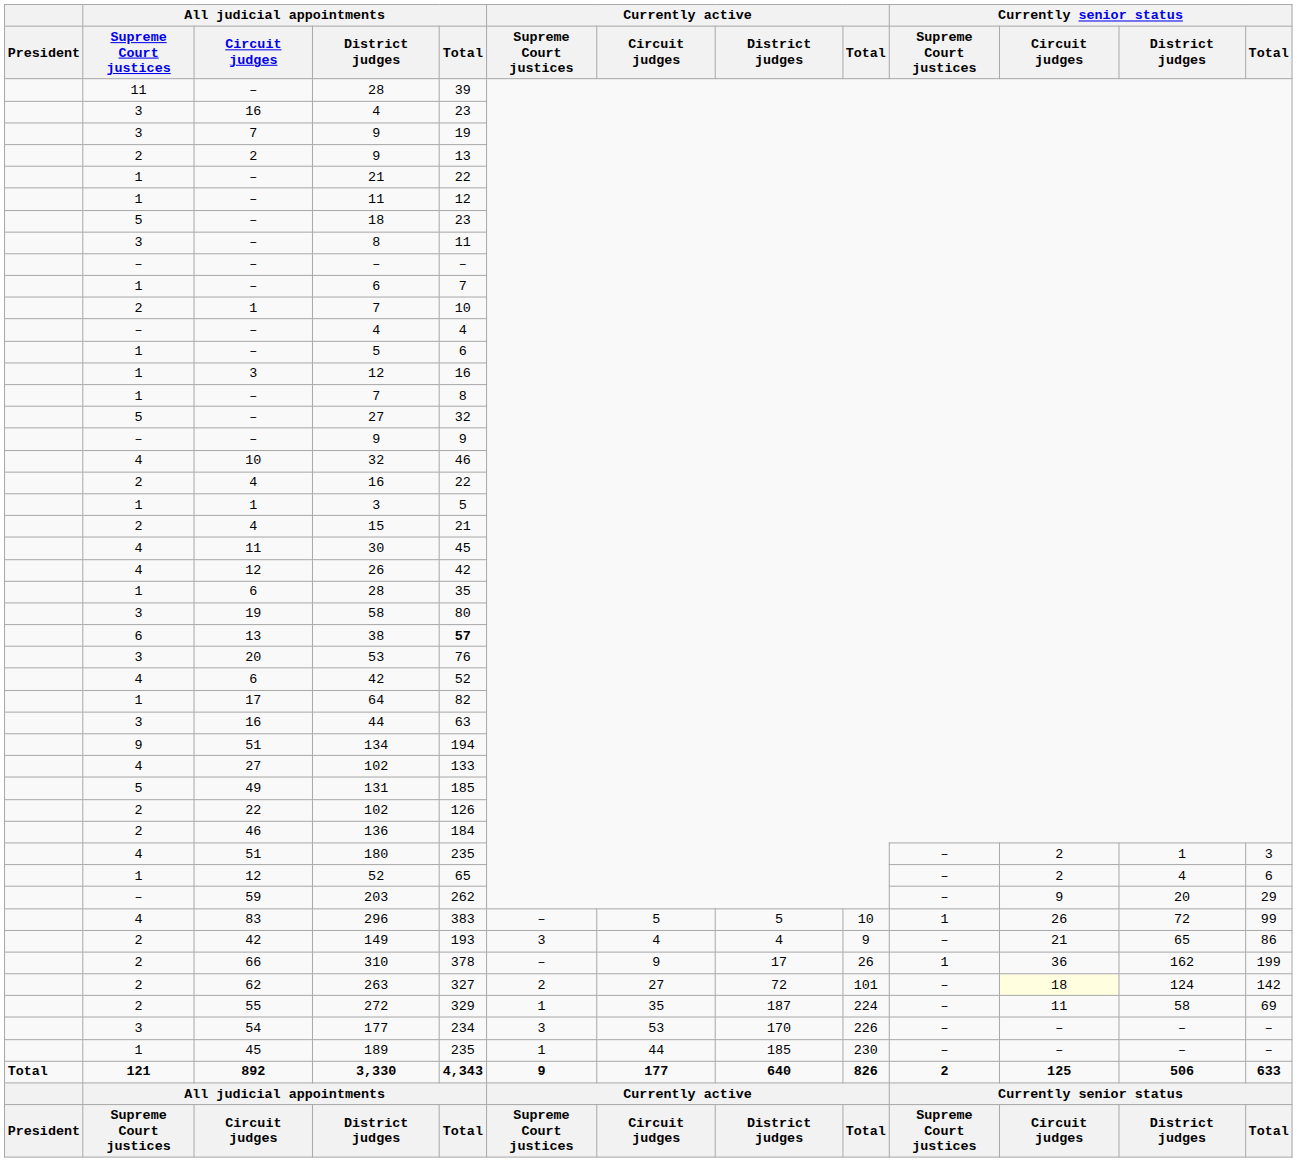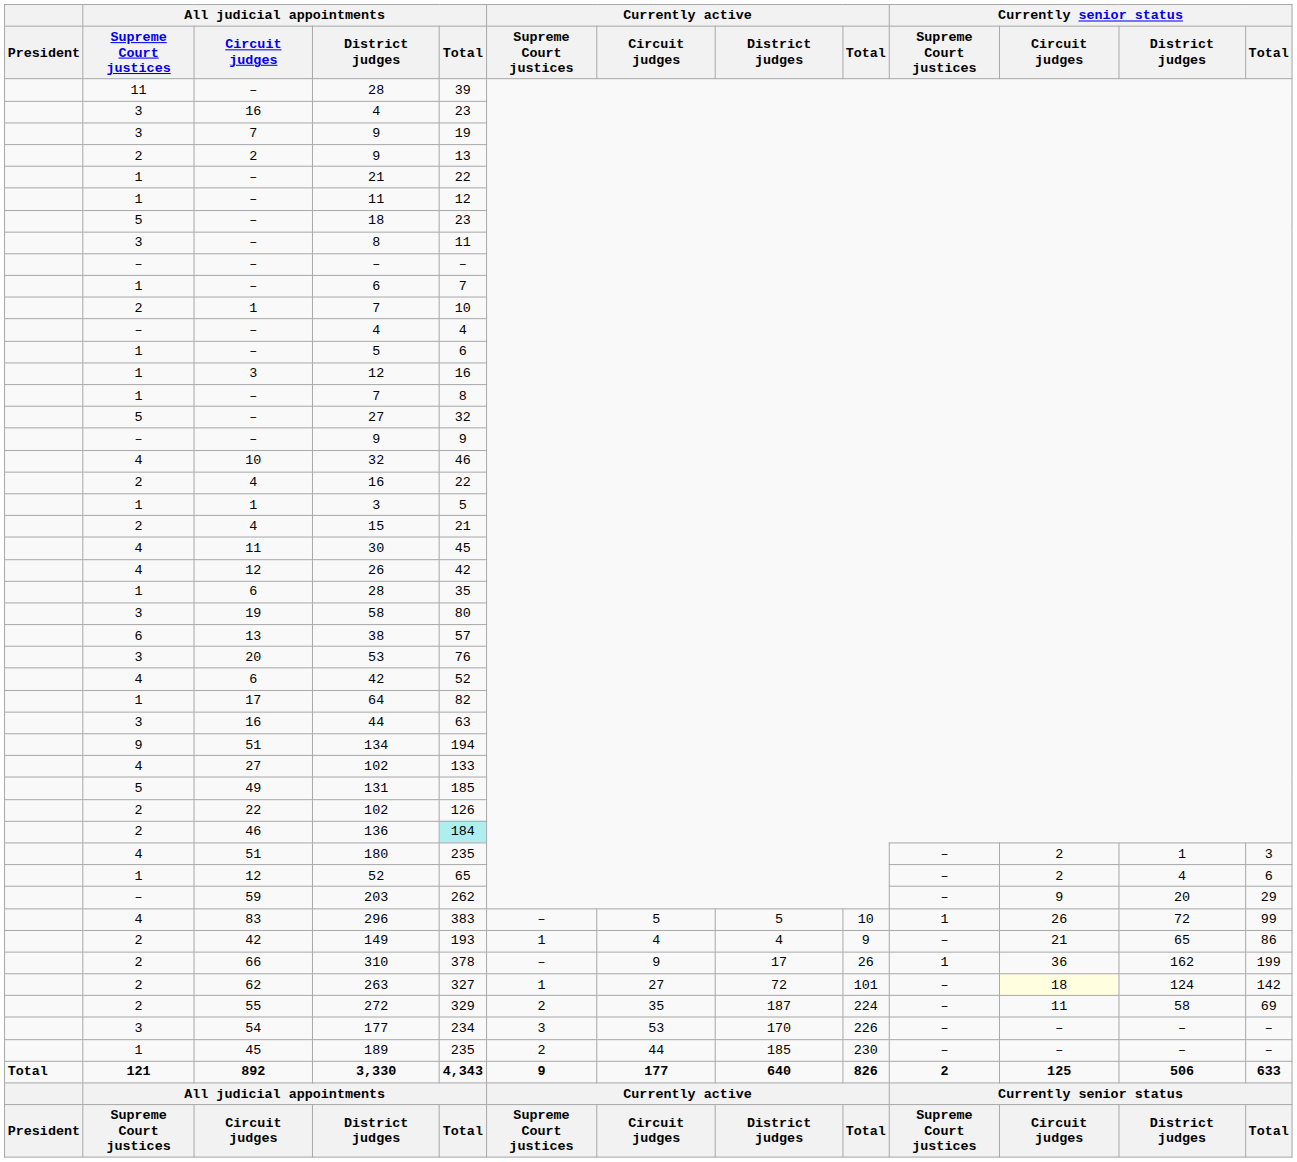(463, 636) bold -> (463, 636) normal
(463, 832) no background -> (463, 832) paleturquoise background
(541, 941) 3 -> (541, 941) 1
(541, 985) 2 -> (541, 985) 1
(541, 1007) 1 -> (541, 1007) 2
(541, 1050) 1 -> (541, 1050) 2
